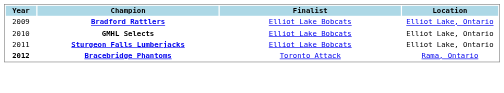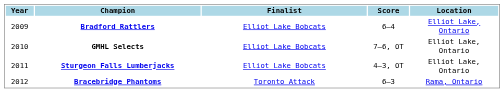+ column: (388, 11)
(21, 55) bold -> (20, 82) normal
